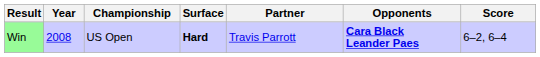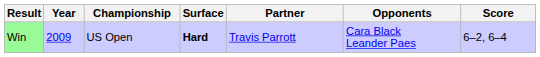(59, 37) 2008 -> (59, 37) 2009
(382, 37) bold -> (381, 37) normal
